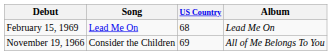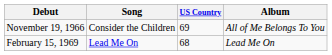rows swapped: (45, 43) <-> (42, 27)
